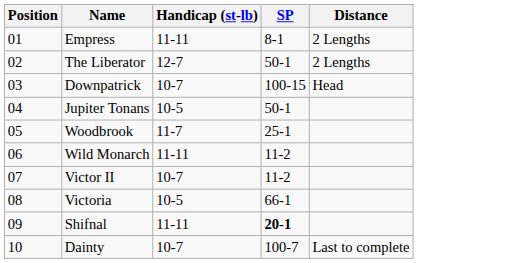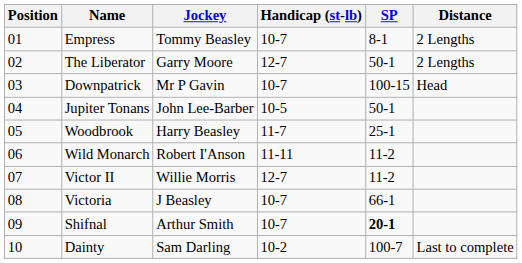+ column: (205, 16)
(173, 39) 11-11 -> (274, 39) 10-7
(170, 177) 10-7 -> (274, 177) 12-7
(170, 200) 10-5 -> (274, 200) 10-7
(173, 223) 11-11 -> (274, 223) 10-7
(170, 246) 10-7 -> (274, 246) 10-2
